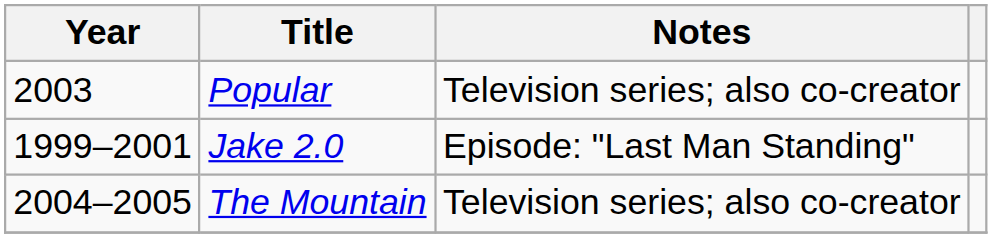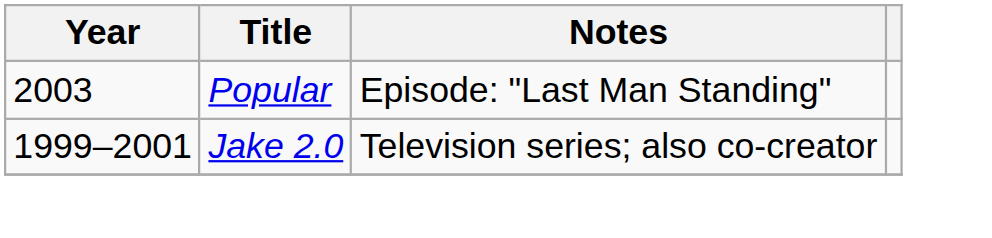(702, 89) Television series; also co-creator -> (596, 89) Episode: "Last Man Standing"
(679, 145) Episode: "Last Man Standing" -> (619, 145) Television series; also co-creator
- row: (317, 202)
